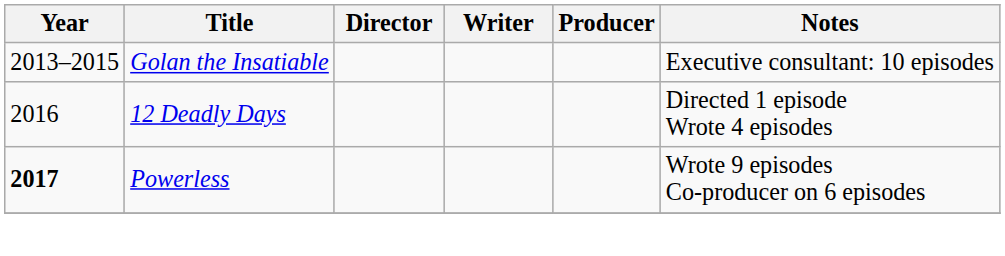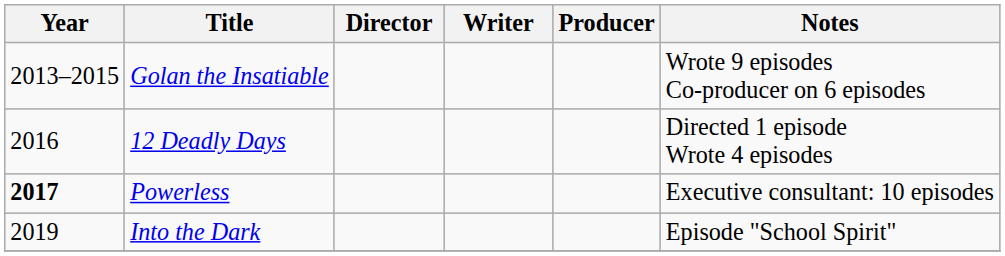(830, 61) Executive consultant: 10 episodes -> (796, 75) Wrote 9 episodes Co-producer on 6 episodes
(796, 179) Wrote 9 episodes Co-producer on 6 episodes -> (830, 192) Executive consultant: 10 episodes
+ row: (195, 231)
